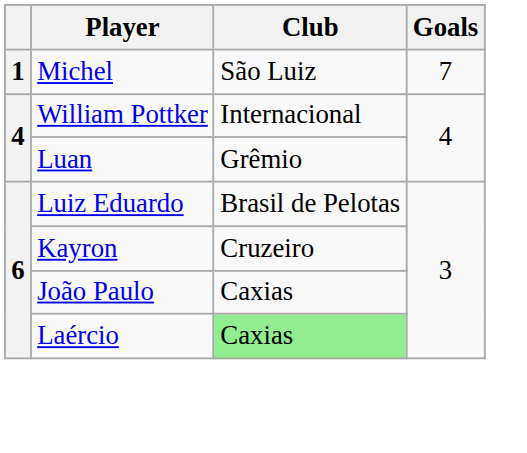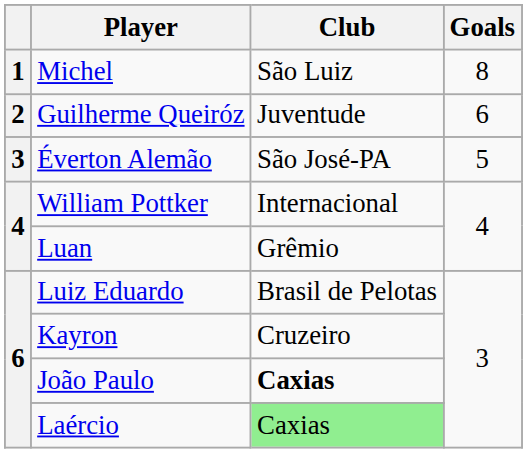(446, 71) 7 -> (482, 71) 8
+ row: (141, 115)
+ row: (125, 159)
(257, 292) normal -> (296, 380) bold
